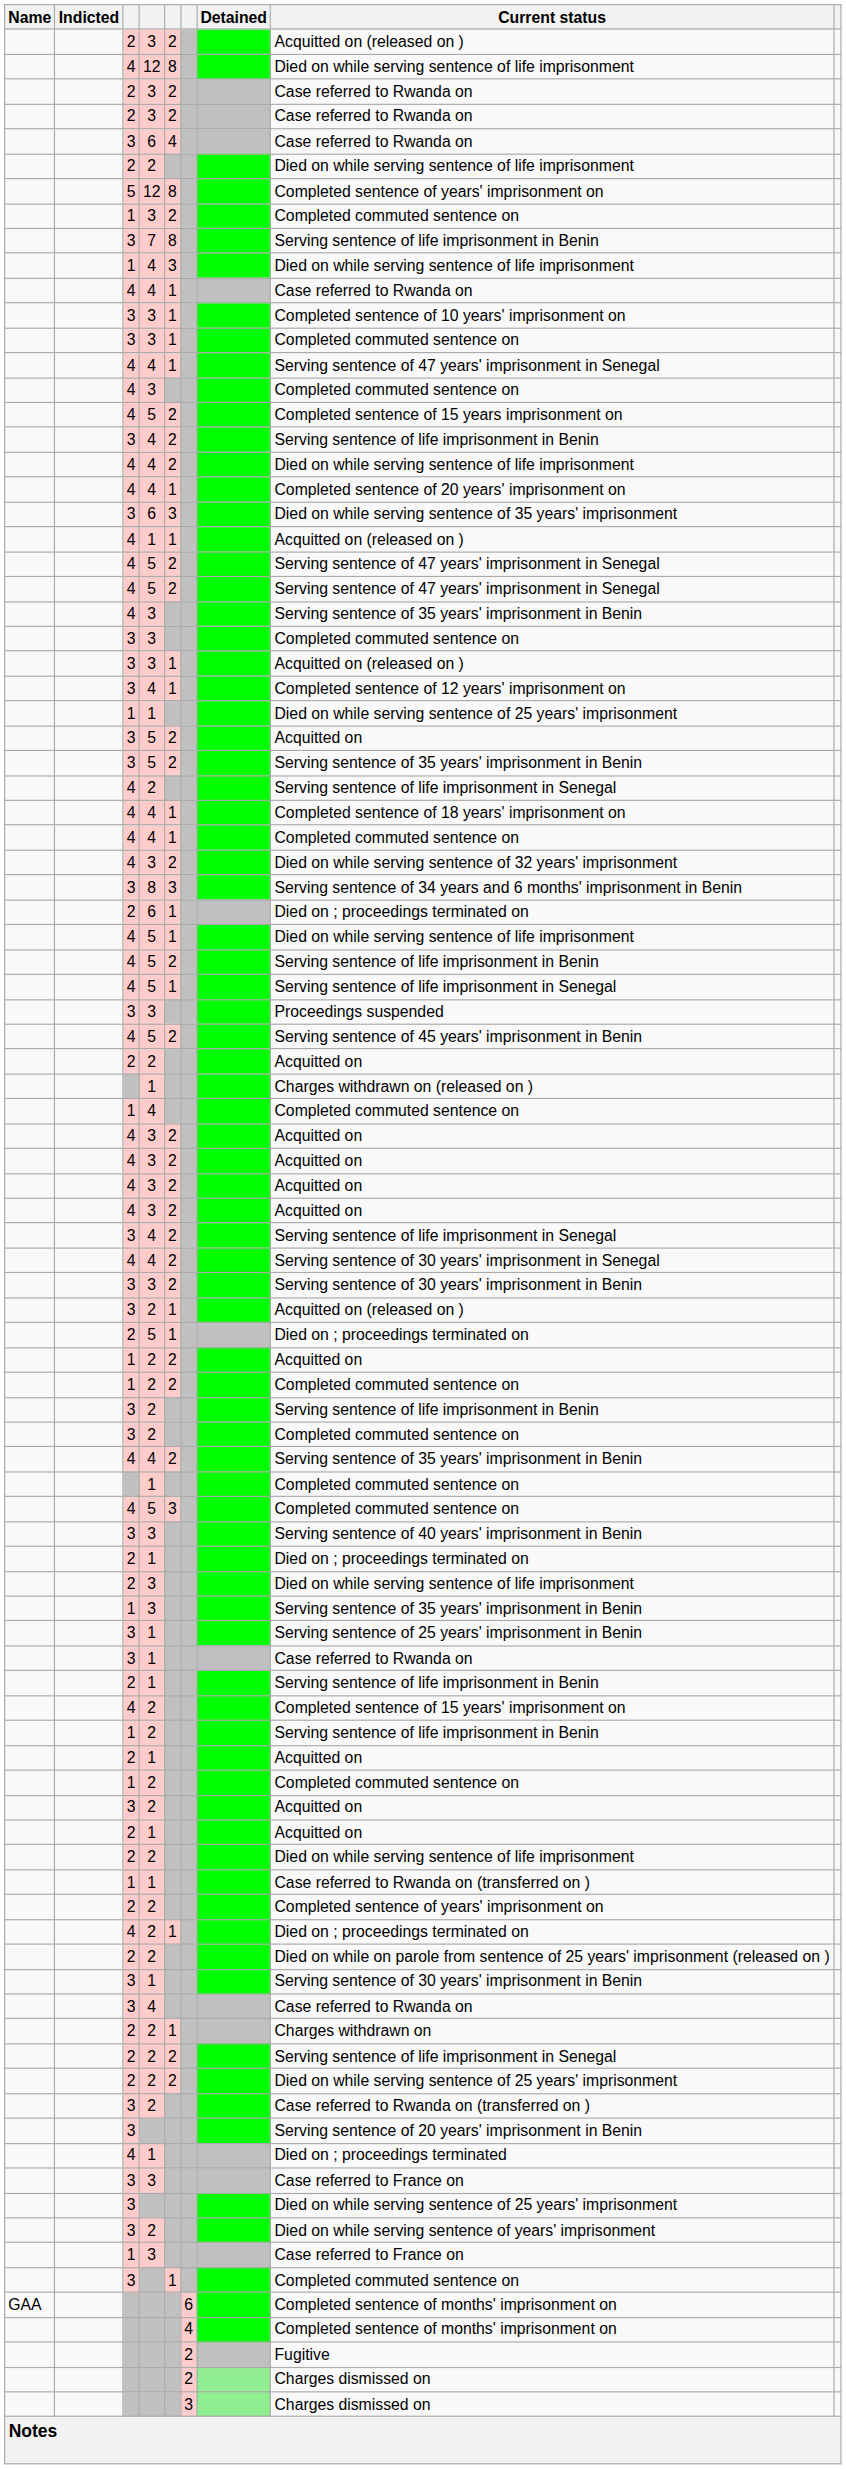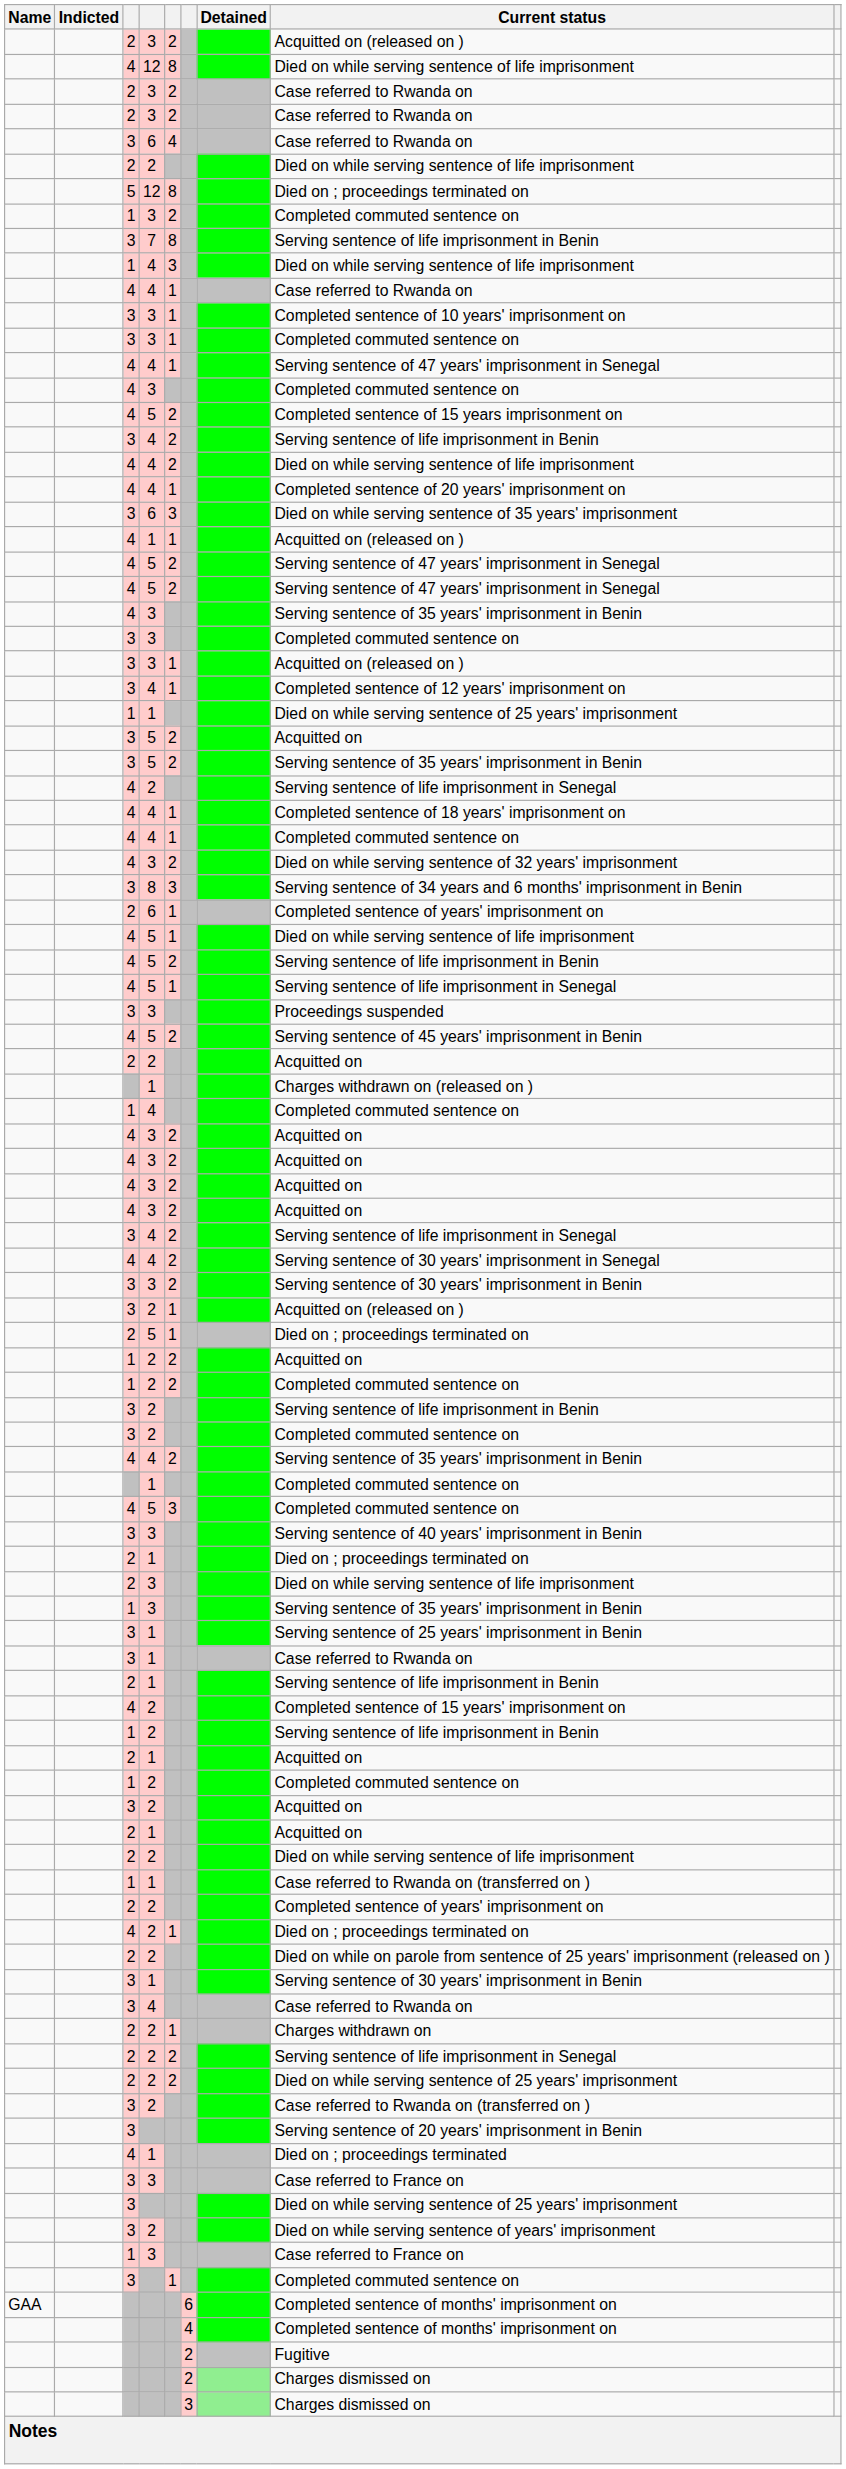(439, 191) Completed sentence of years' imprisonment on -> (402, 191) Died on ; proceedings terminated on
(402, 912) Died on ; proceedings terminated on -> (439, 912) Completed sentence of years' imprisonment on
